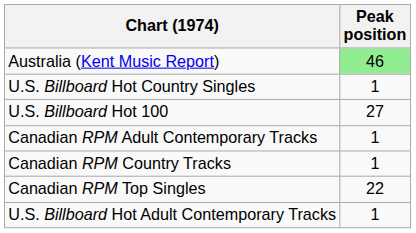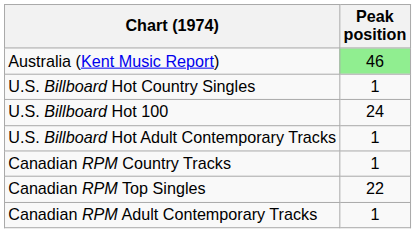(375, 112) 27 -> (375, 112) 24
rows swapped: (172, 214) <-> (163, 138)
